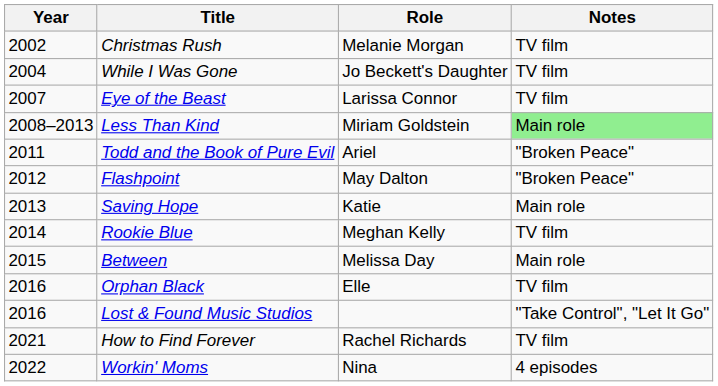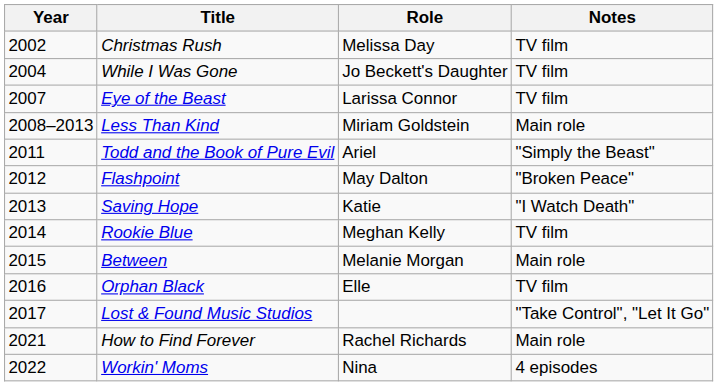(403, 44) Melanie Morgan -> (388, 44) Melissa Day
(550, 125) lightgreen background -> (550, 125) no background
(575, 152) "Broken Peace" -> (585, 152) "Simply the Beast"
(550, 206) Main role -> (575, 206) "I Watch Death"
(388, 260) Melissa Day -> (403, 260) Melanie Morgan
(27, 313) 2016 -> (27, 313) 2017
(542, 340) TV film -> (550, 340) Main role
